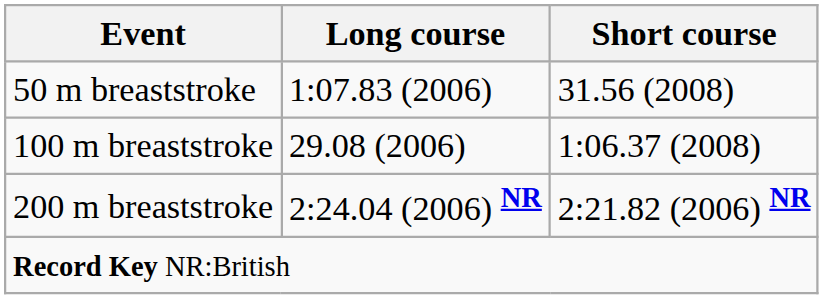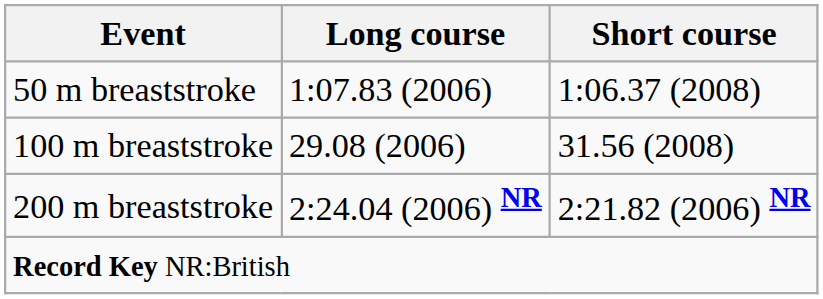(646, 89) 31.56 (2008) -> (659, 89) 1:06.37 (2008)
(659, 145) 1:06.37 (2008) -> (646, 145) 31.56 (2008)
